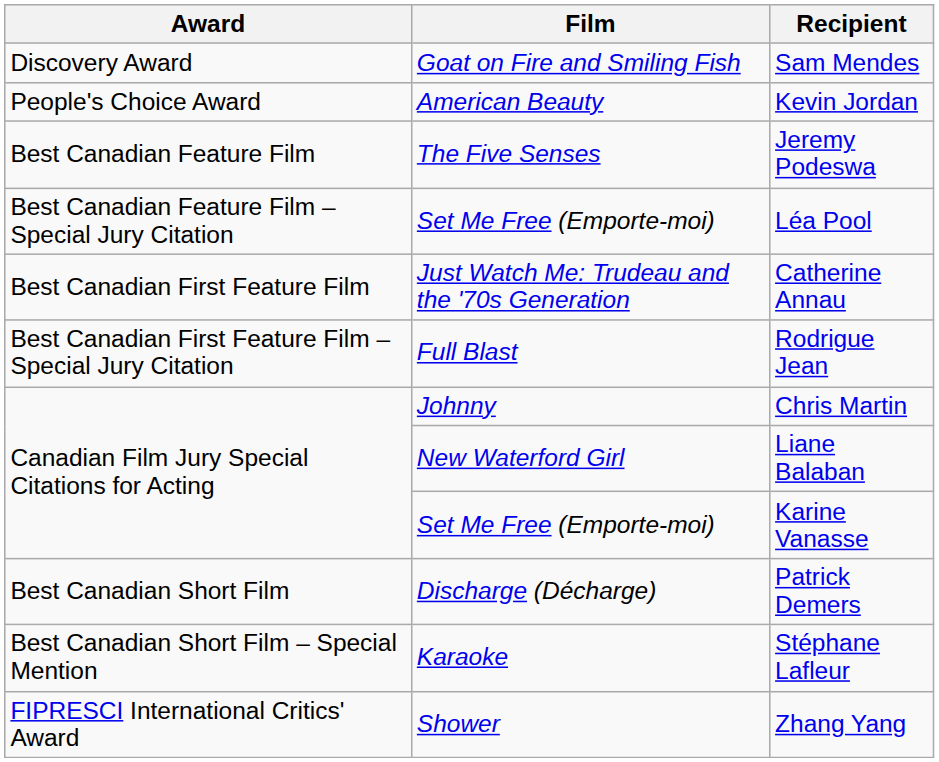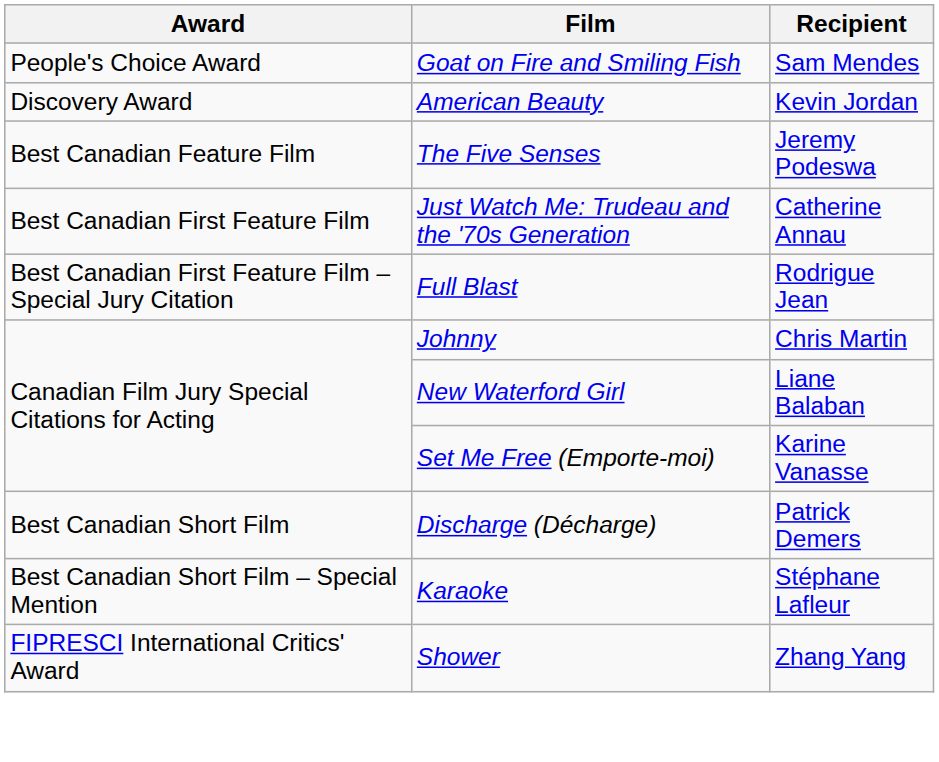(101, 62) Discovery Award -> (136, 62) People's Choice Award
(136, 101) People's Choice Award -> (101, 101) Discovery Award
- row: (823, 220)
